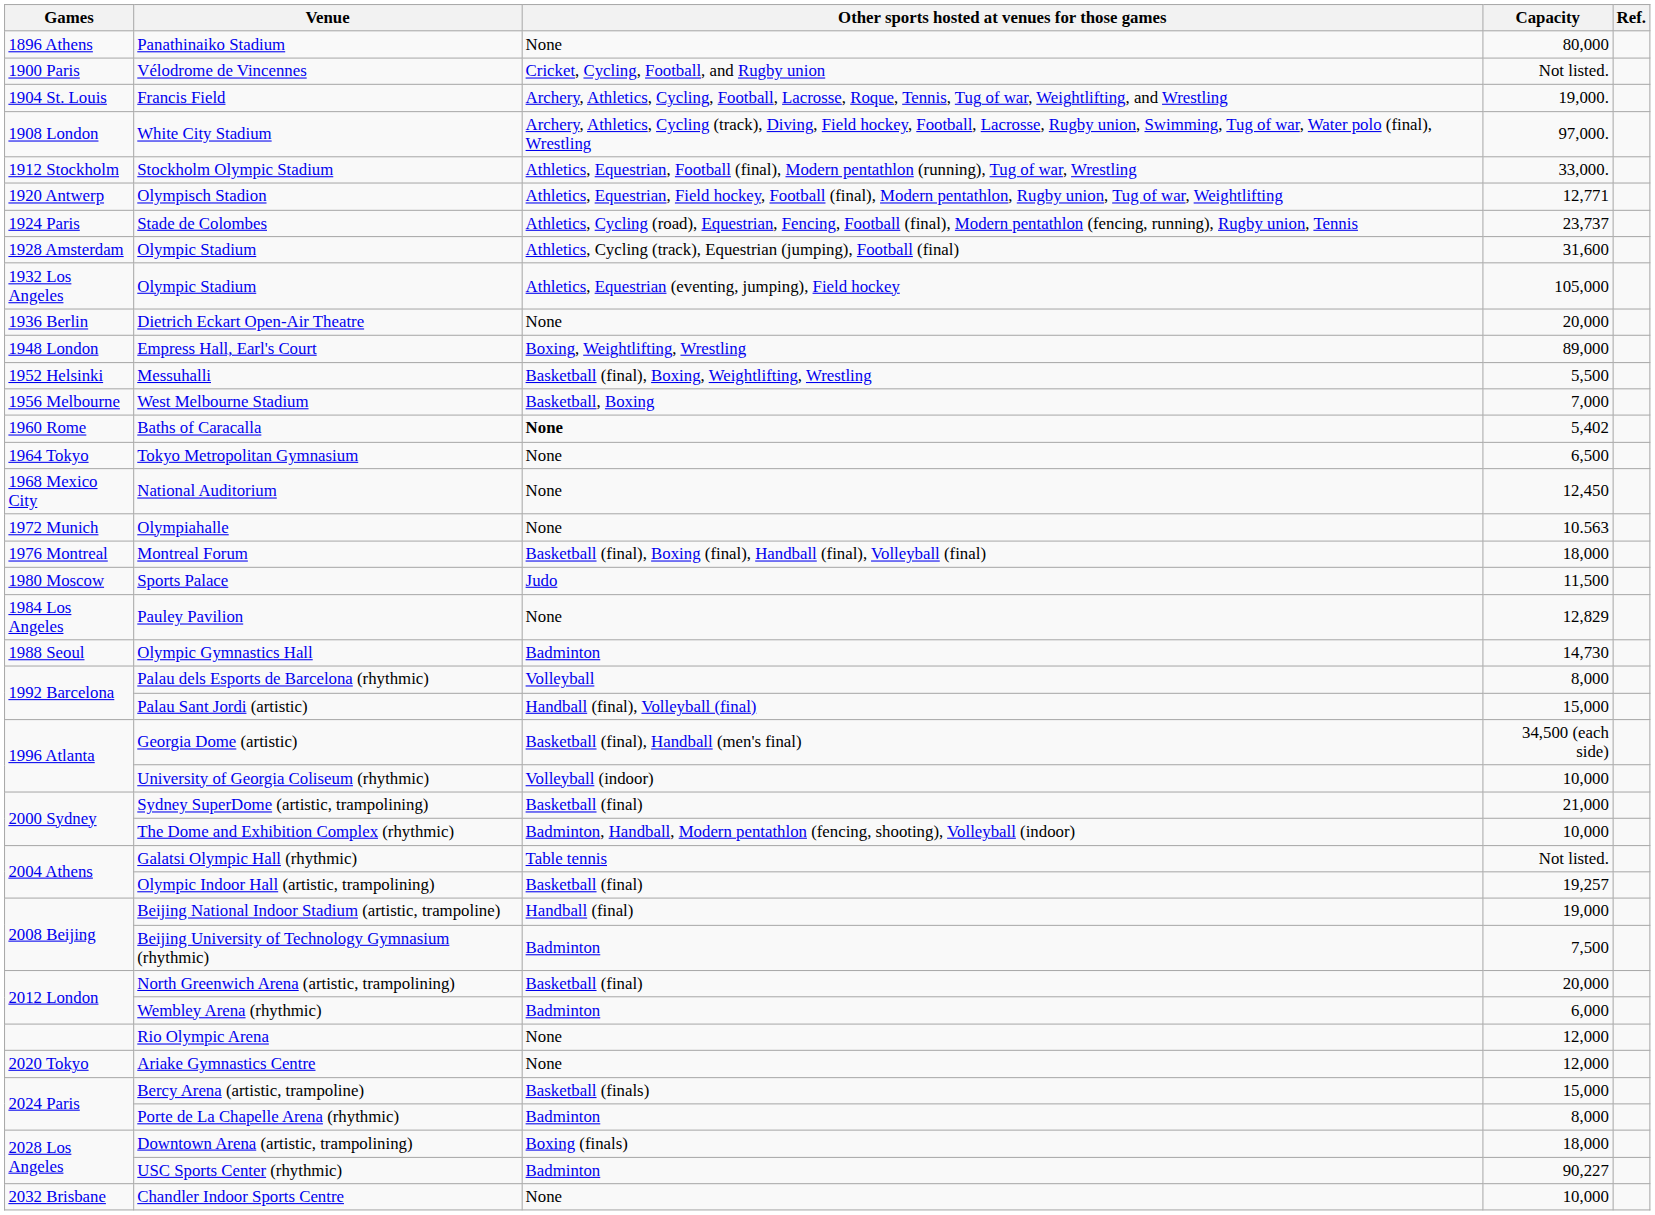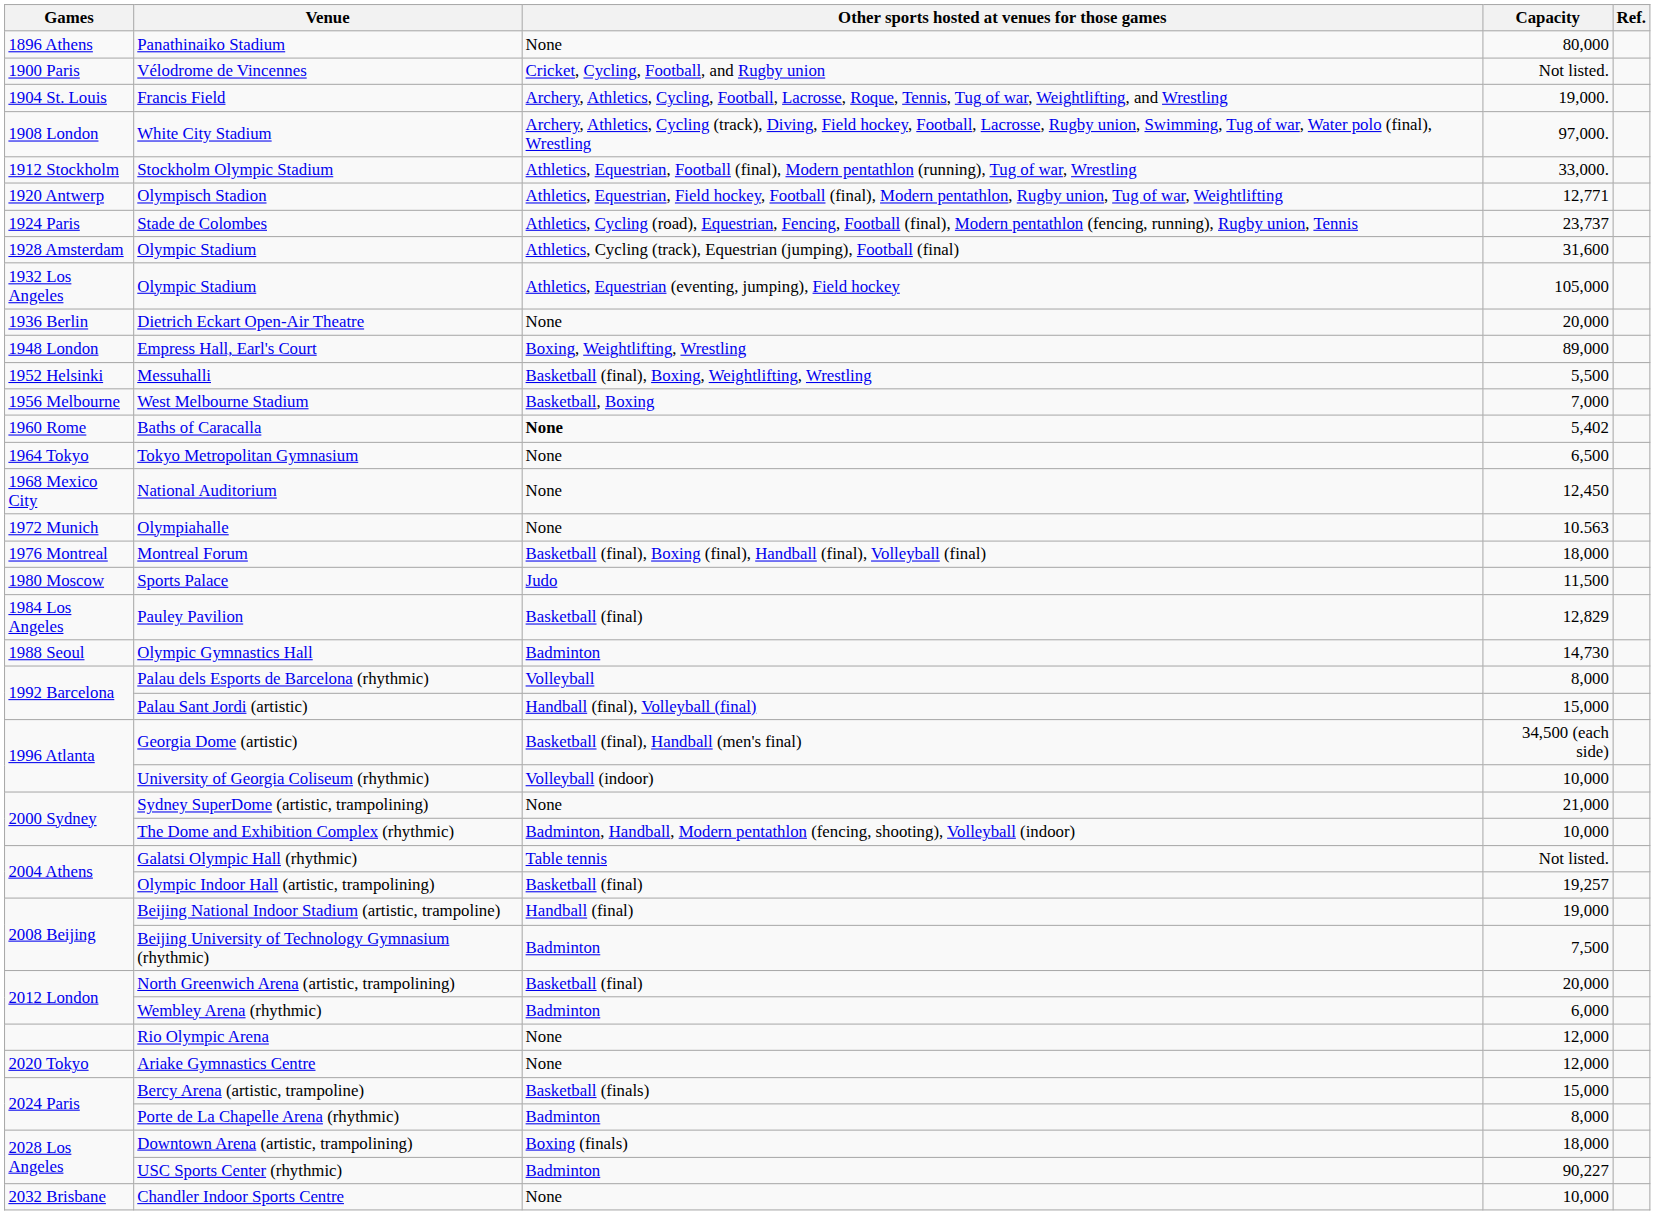(544, 616) None -> (584, 616) Basketball (final)
(584, 805) Basketball (final) -> (544, 805) None
